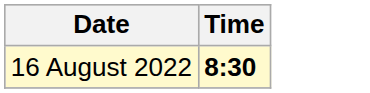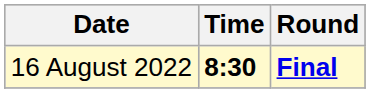+ column: (318, 25)
